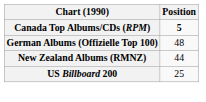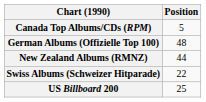(179, 27) bold -> (181, 27) normal
+ row: (83, 74)
